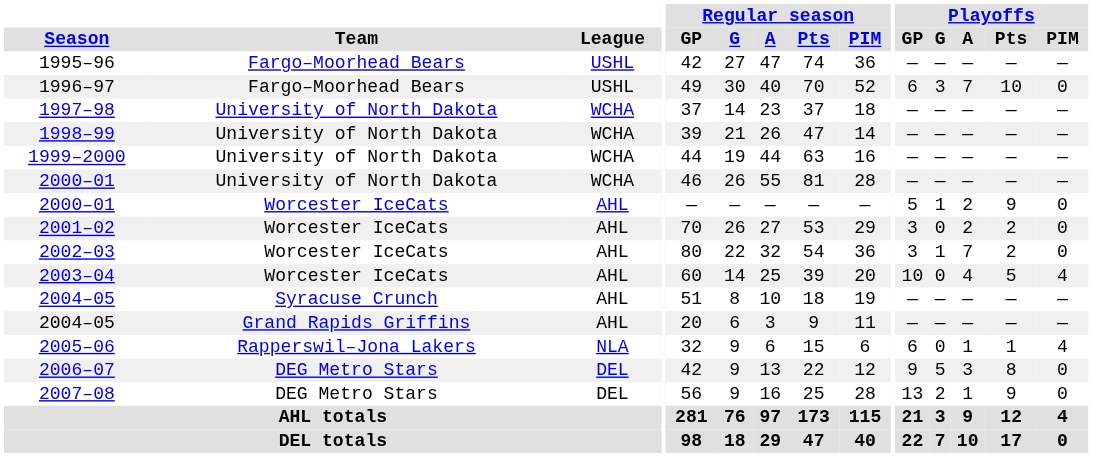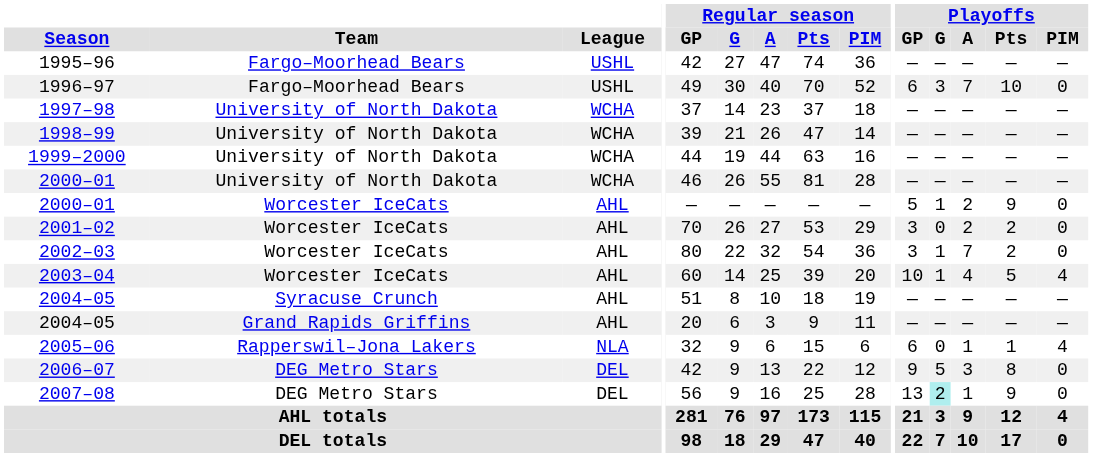(940, 276) 0 -> (940, 276) 1
(940, 394) no background -> (940, 394) paleturquoise background
